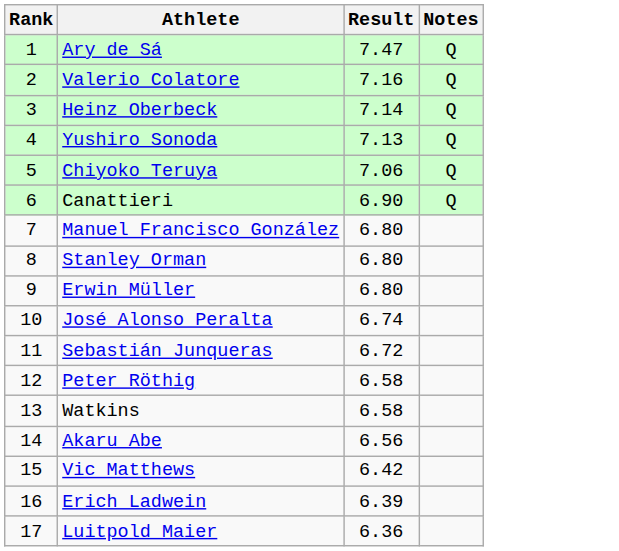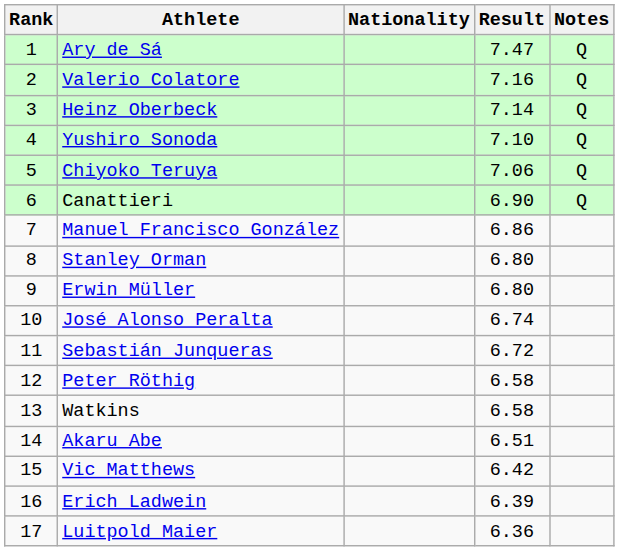+ column: (409, 20)
(381, 140) 7.13 -> (512, 140) 7.10
(381, 230) 6.80 -> (512, 230) 6.86
(381, 441) 6.56 -> (512, 441) 6.51
